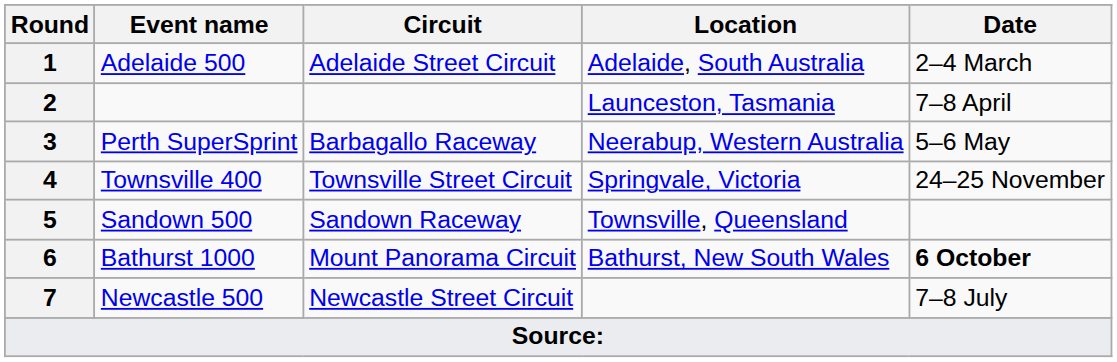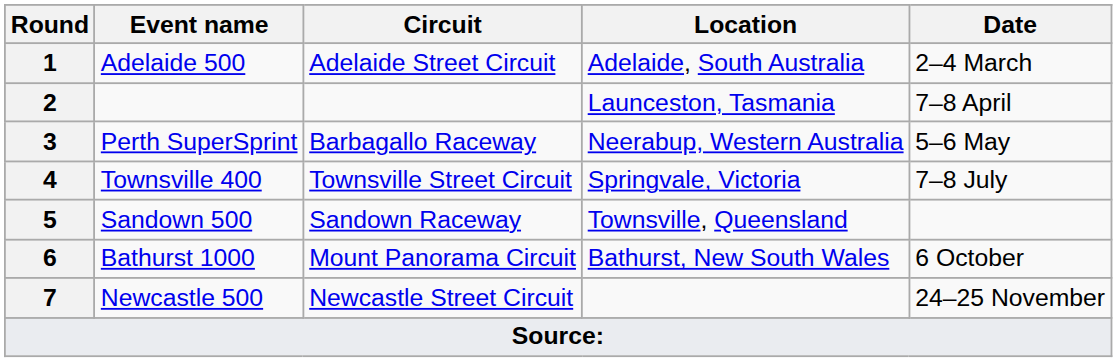(1010, 180) 24–25 November -> (961, 180) 7–8 July
(973, 258) bold -> (970, 258) normal
(961, 297) 7–8 July -> (1010, 297) 24–25 November
